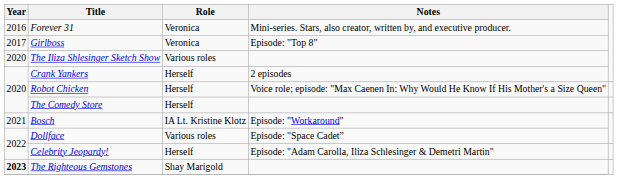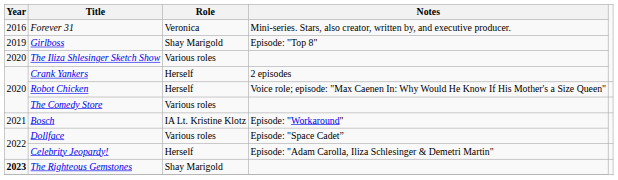(16, 43) 2017 -> (16, 43) 2019
(182, 43) Veronica -> (194, 43) Shay Marigold
(179, 105) Herself -> (190, 105) Various roles
